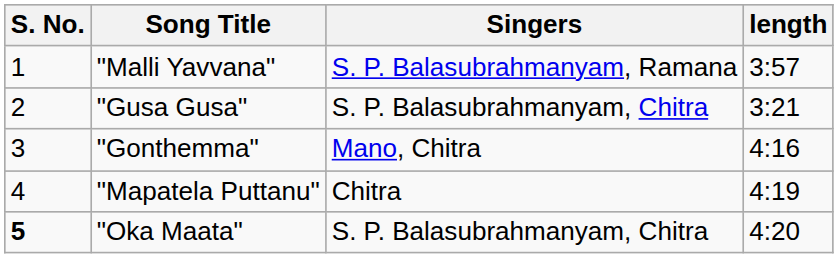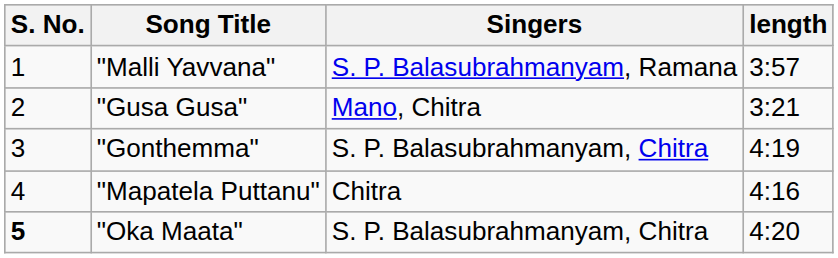(520, 107) S. P. Balasubrahmanyam, Chitra -> (406, 107) Mano, Chitra
(406, 149) Mano, Chitra -> (520, 149) S. P. Balasubrahmanyam, Chitra
(775, 149) 4:16 -> (775, 149) 4:19
(775, 190) 4:19 -> (775, 190) 4:16
